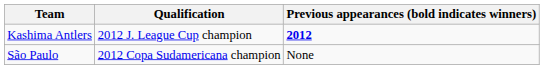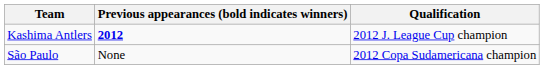columns swapped: (189, 14) <-> (411, 14)
